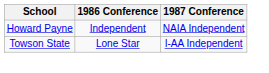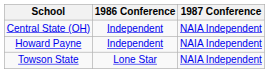+ row: (48, 28)
(204, 44) I-AA Independent -> (221, 60) NAIA Independent
